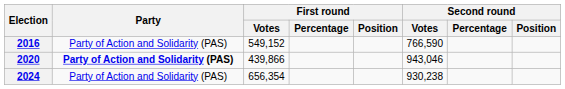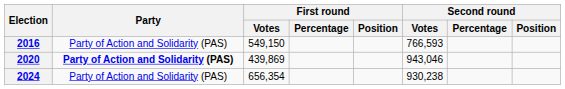(266, 44) 549,152 -> (266, 44) 549,150
(425, 44) 766,590 -> (425, 44) 766,593
(266, 60) 439,866 -> (266, 60) 439,869
